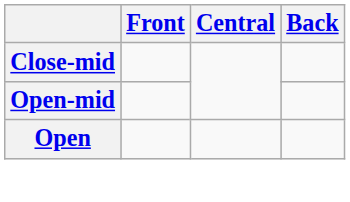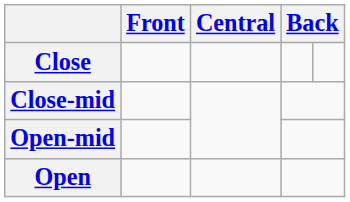+ row: (63, 61)
